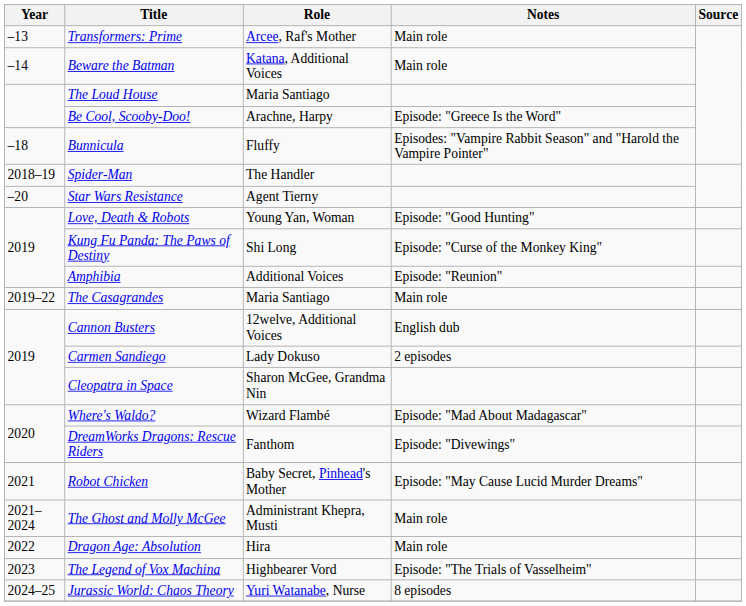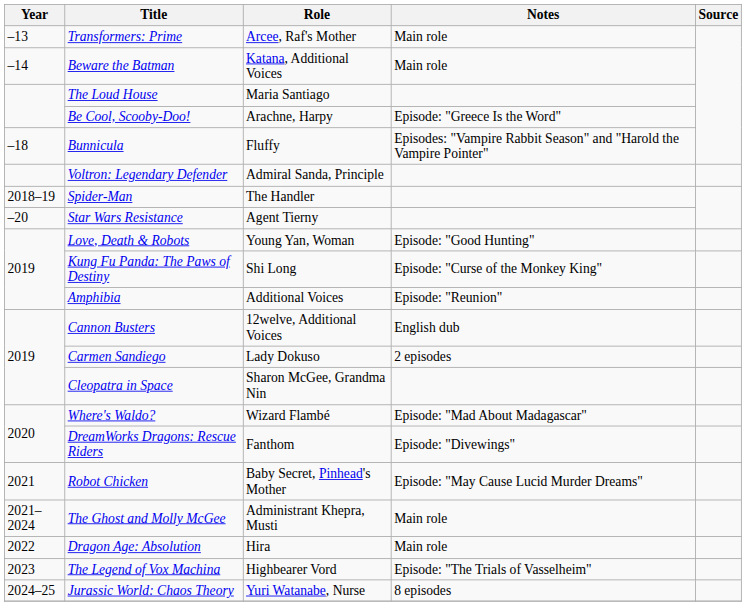+ row: (147, 175)
- row: (115, 298)
